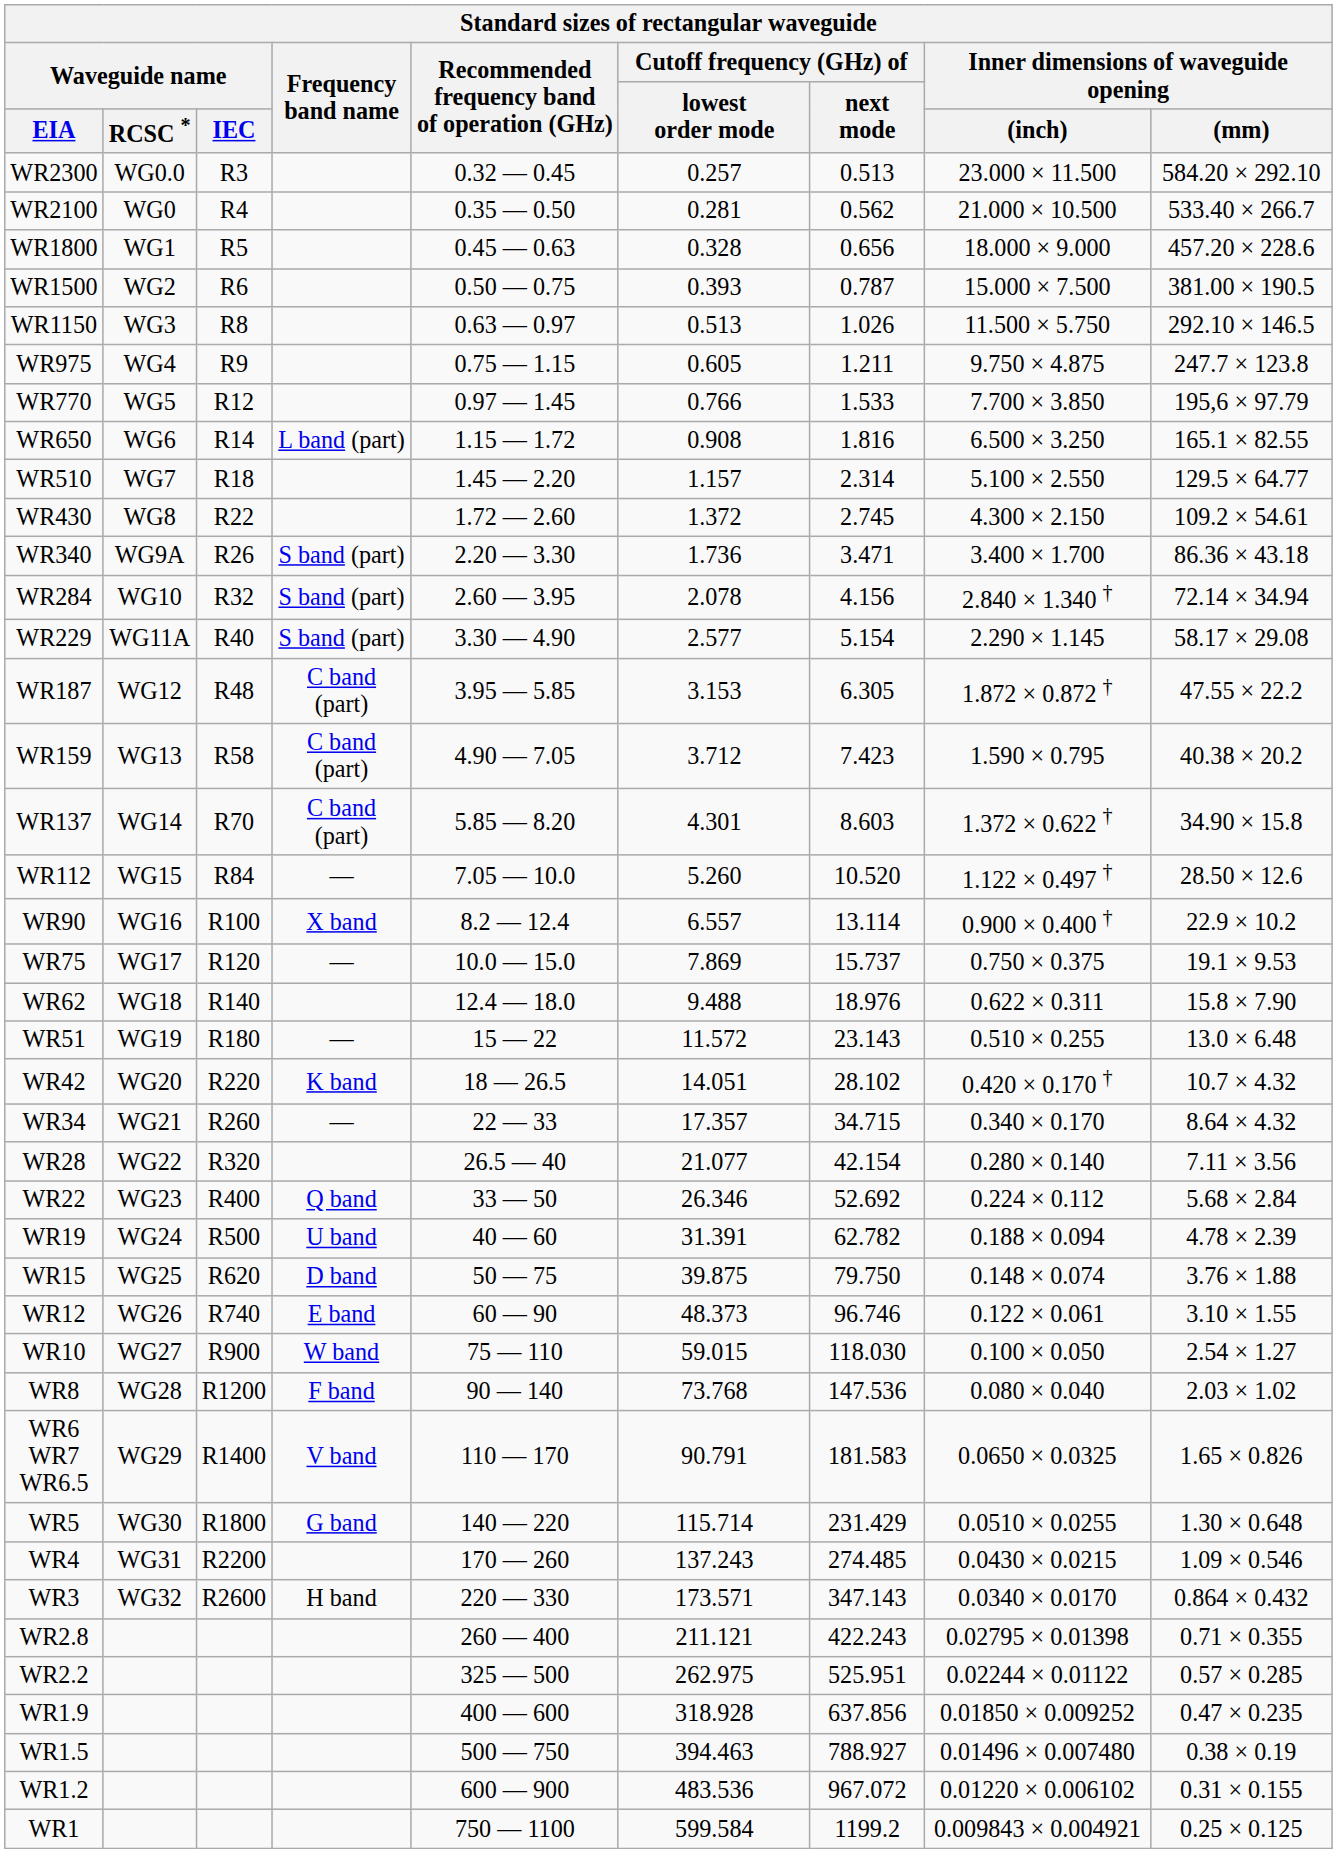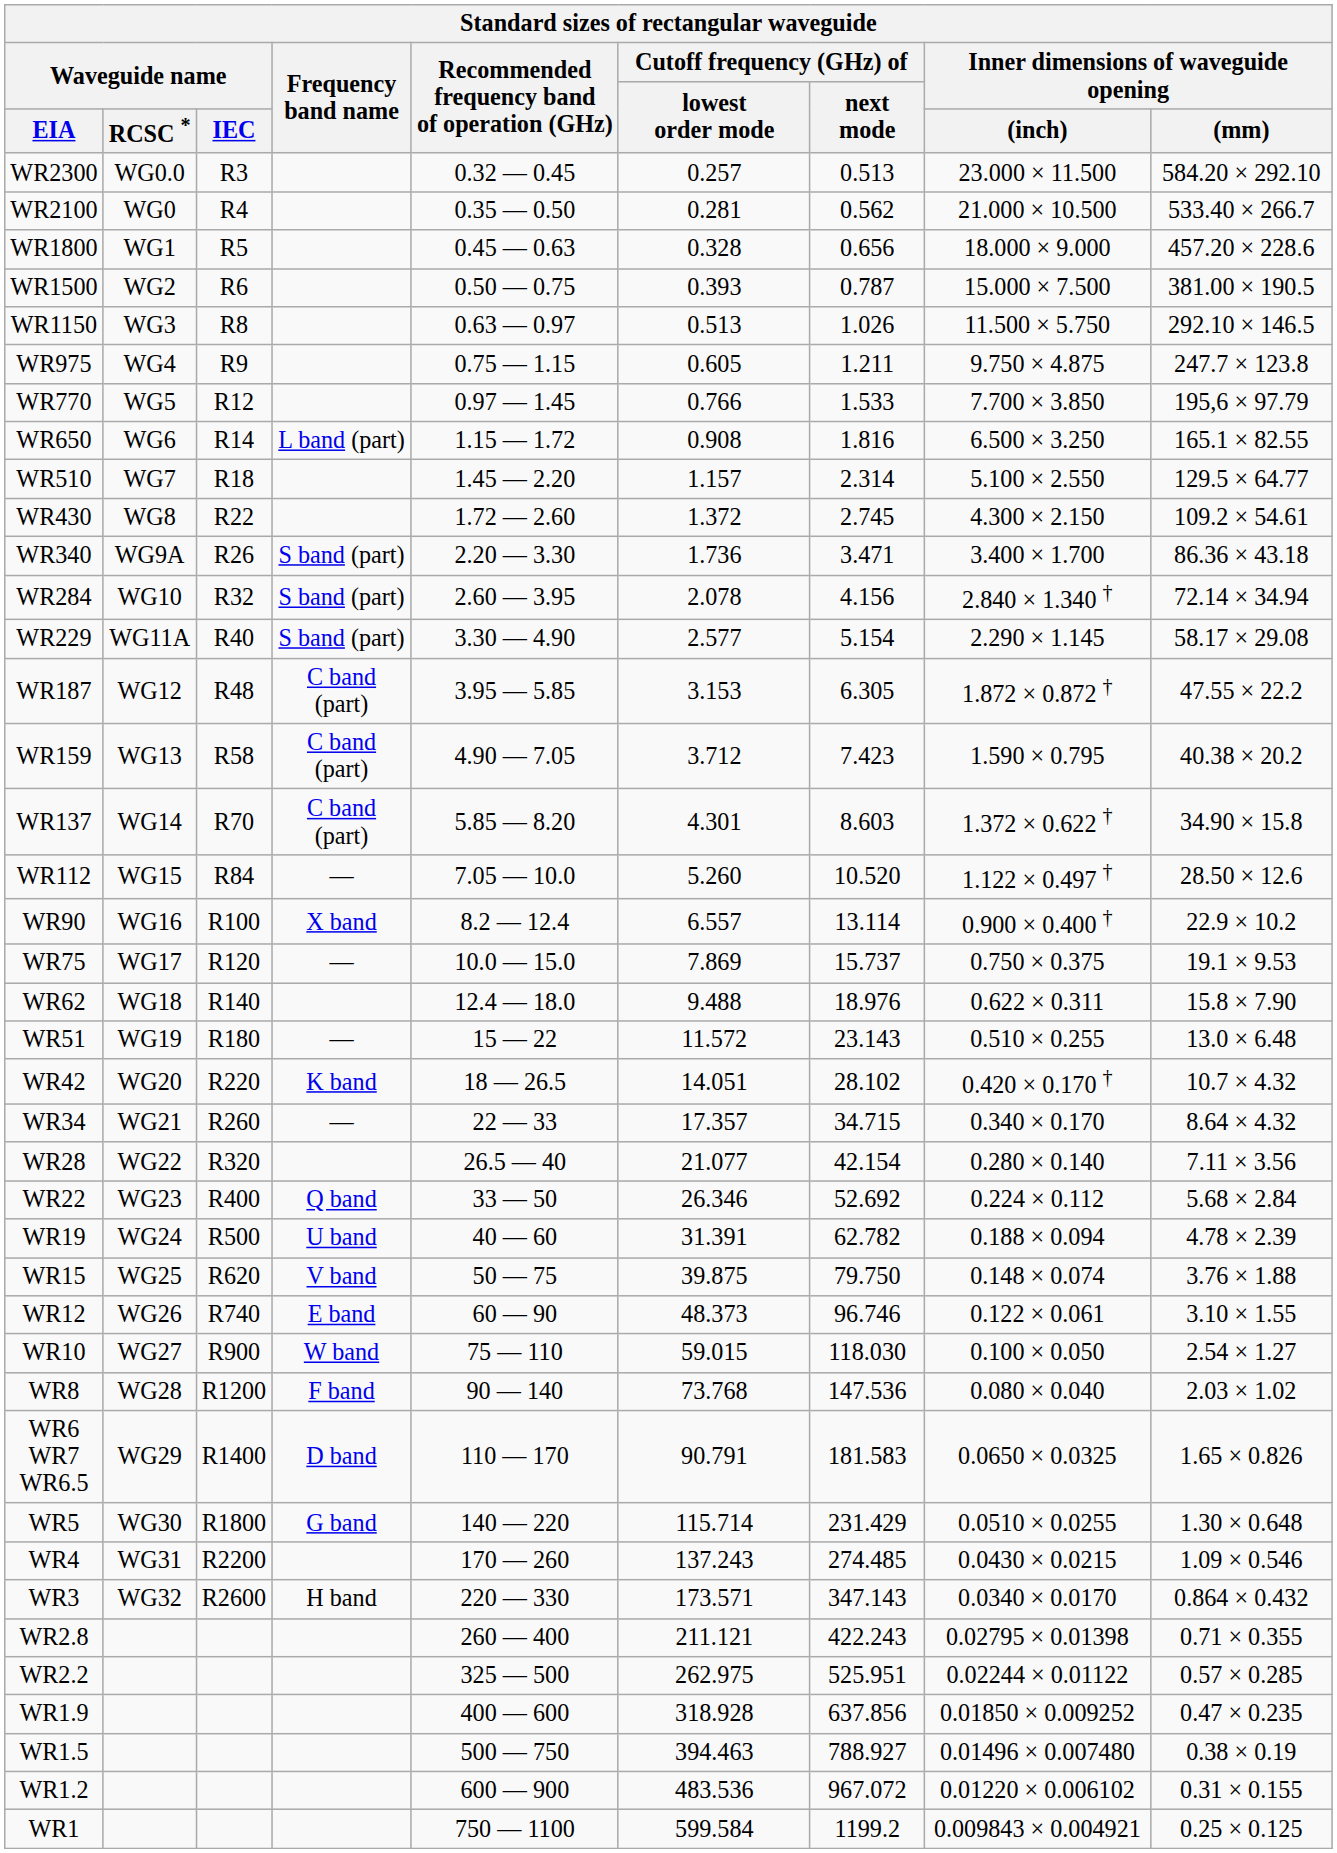(342, 1276) D band -> (342, 1276) V band
(342, 1456) V band -> (342, 1456) D band
